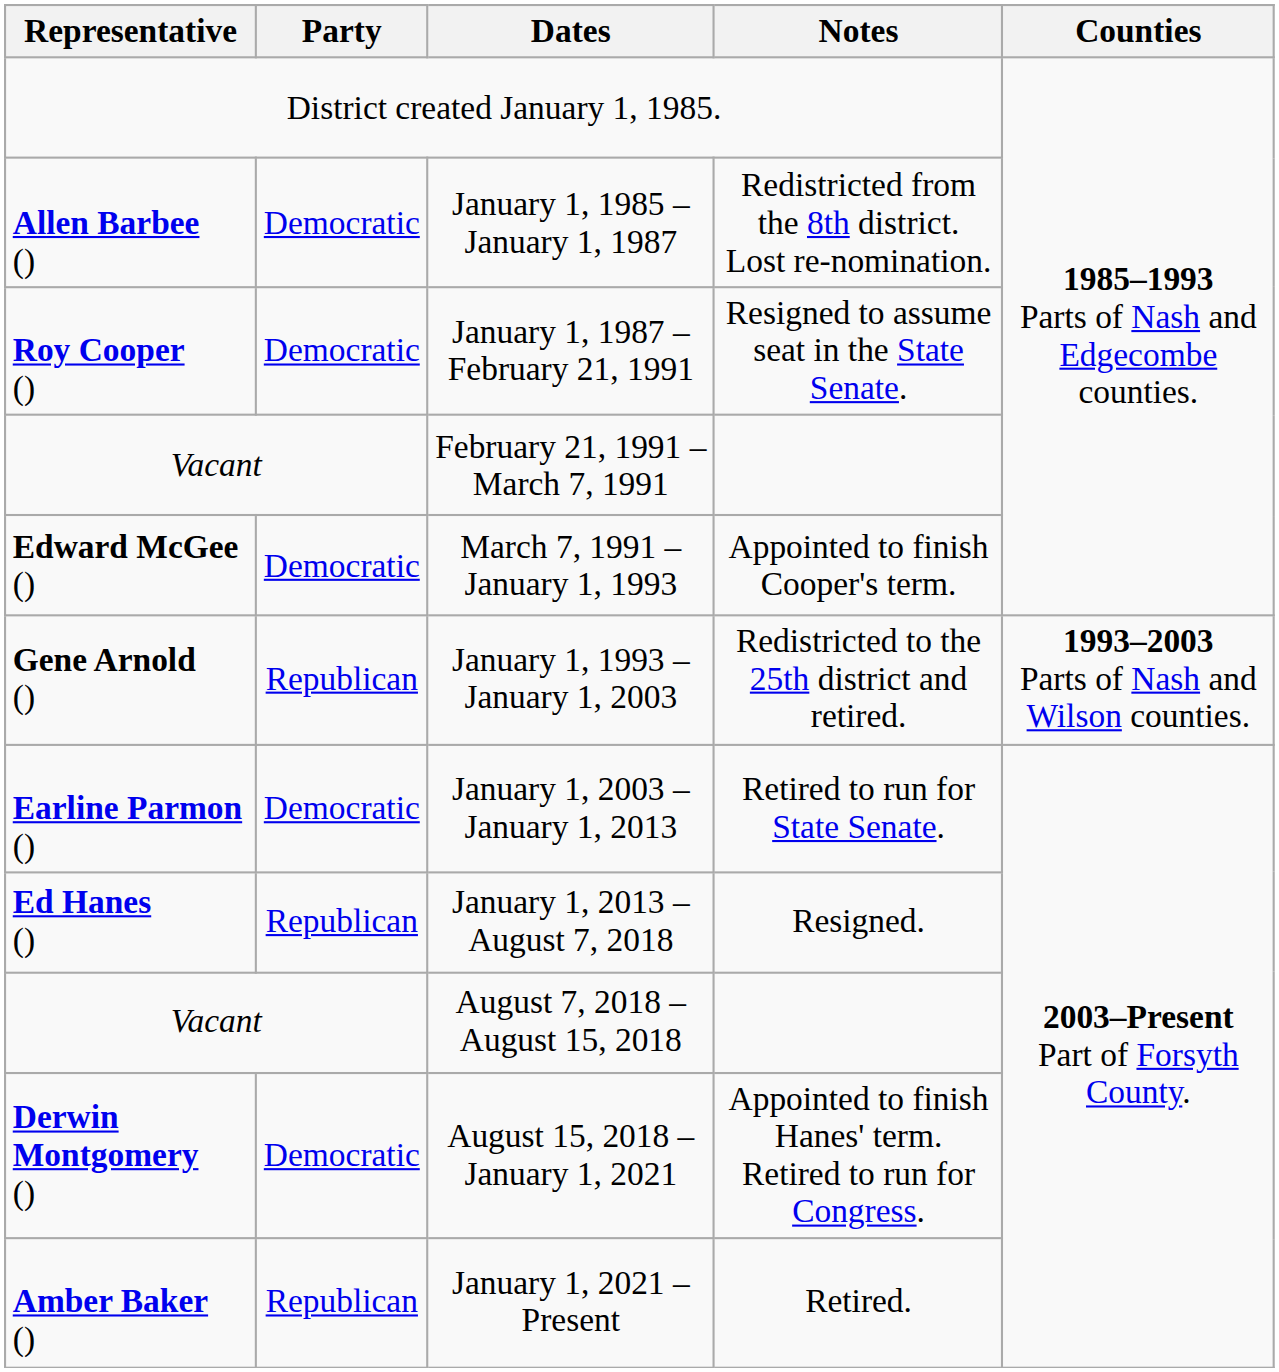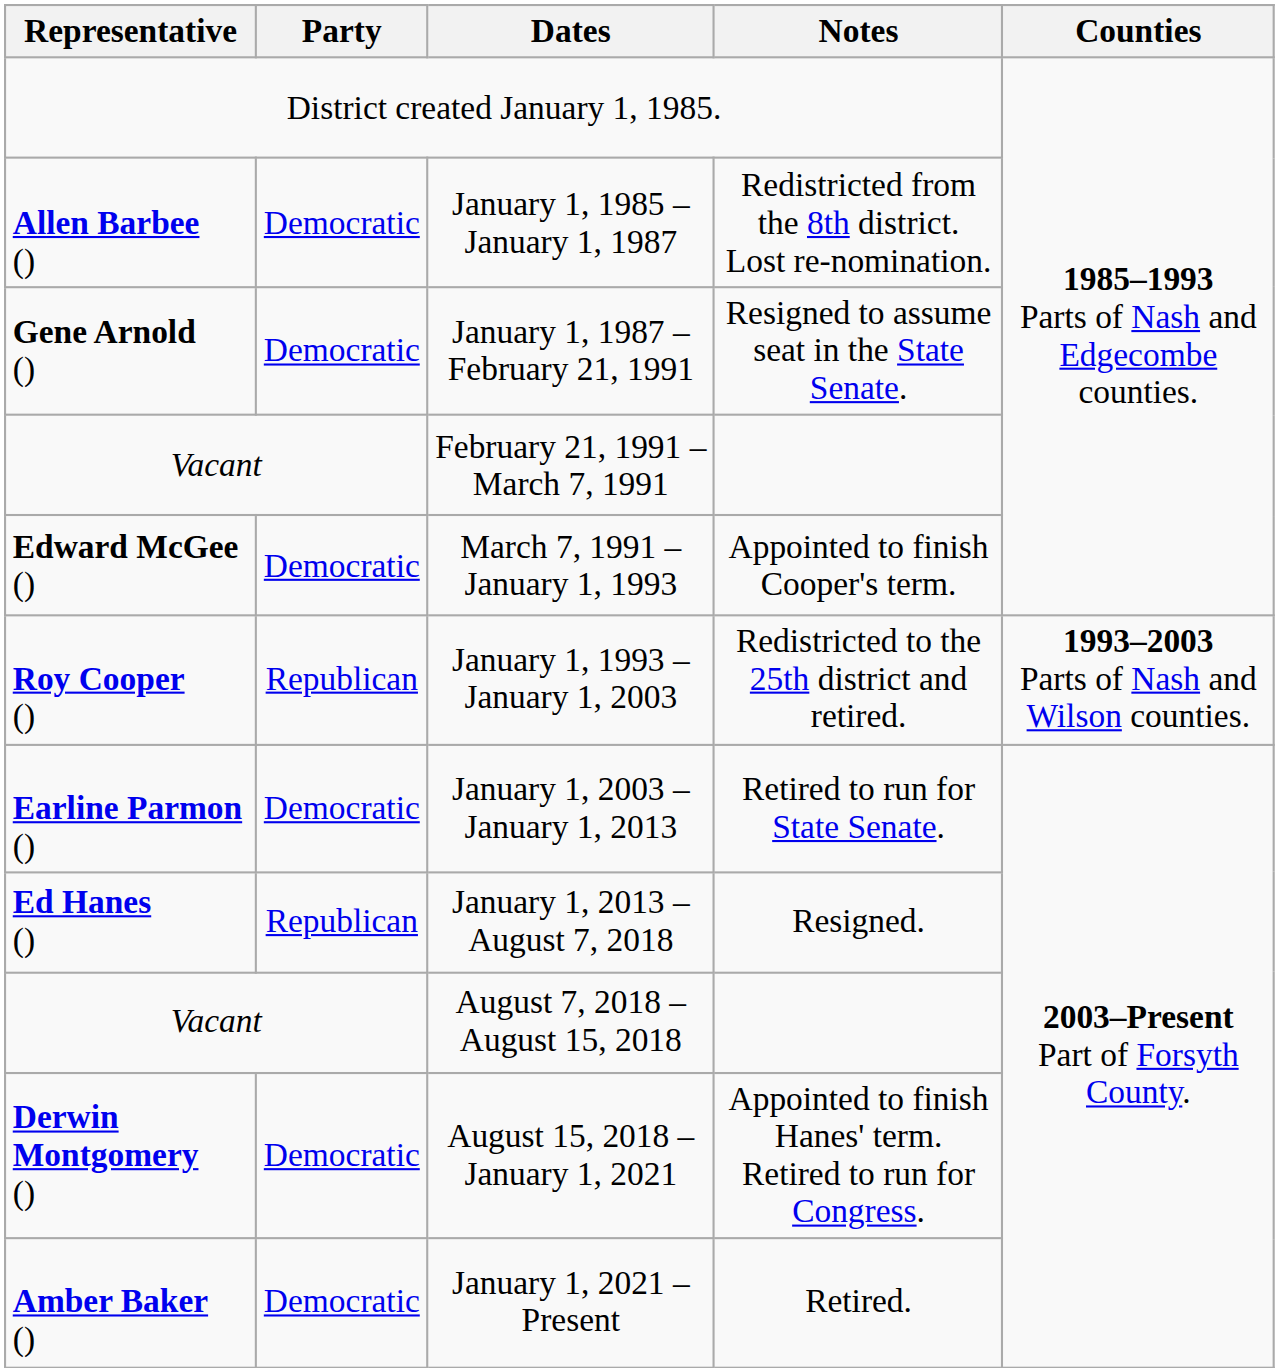(99, 369) Roy Cooper () -> (104, 350) Gene Arnold ()
(104, 679) Gene Arnold () -> (99, 697) Roy Cooper ()
(342, 1302) Republican -> (342, 1302) Democratic
